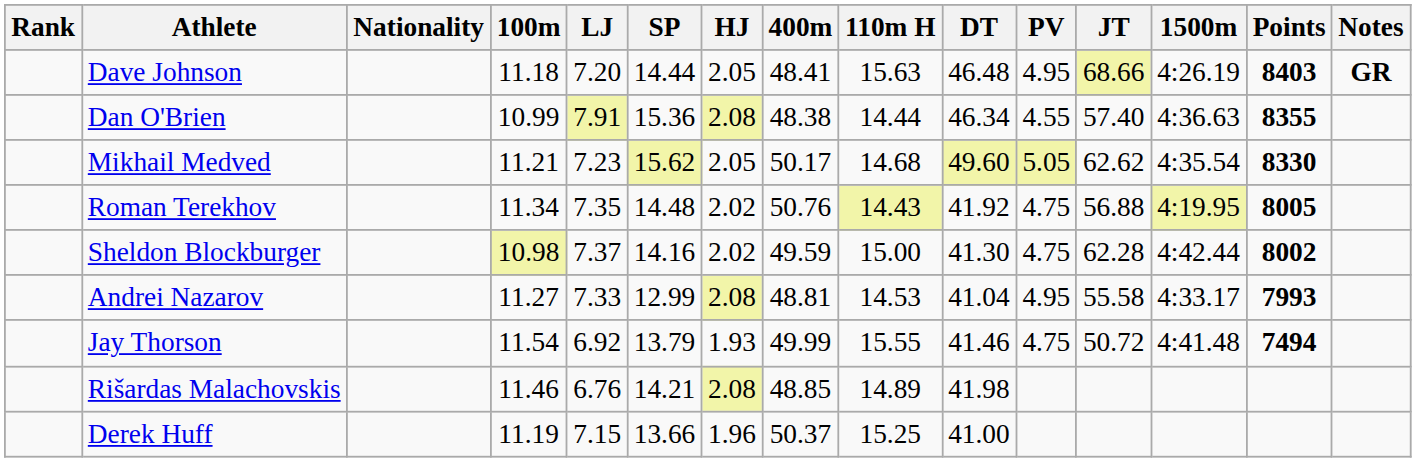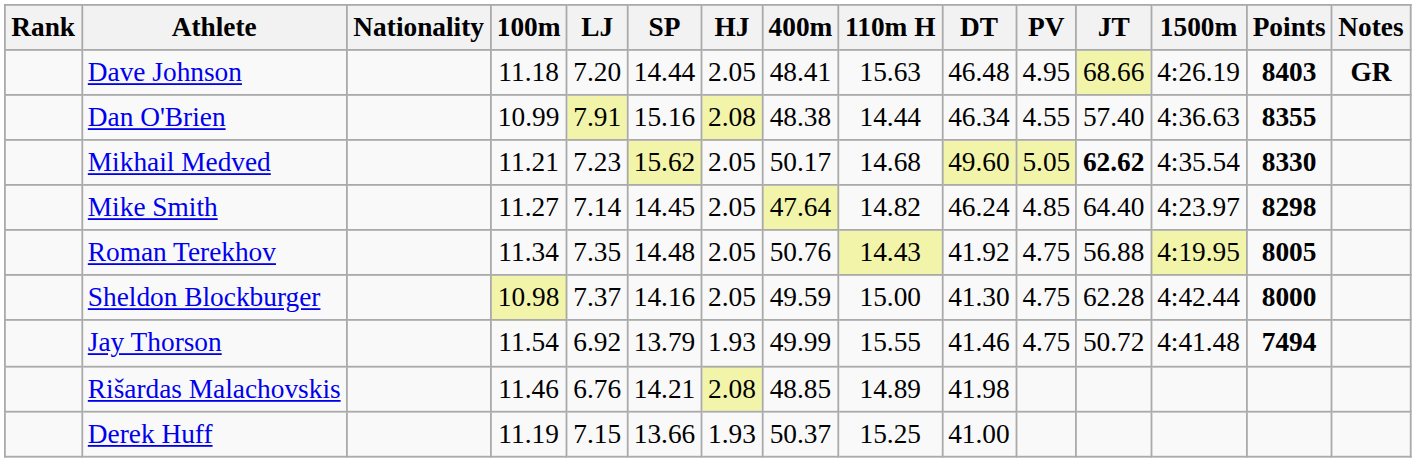(665, 117) 15.36 -> (665, 117) 15.16
(1114, 162) normal -> (1114, 162) bold
+ row: (153, 207)
(732, 207) 2.02 -> (732, 252) 2.05
(732, 252) 2.02 -> (732, 297) 2.05
(1289, 252) 8002 -> (1289, 297) 8000
- row: (175, 297)
(732, 433) 1.96 -> (732, 433) 1.93
